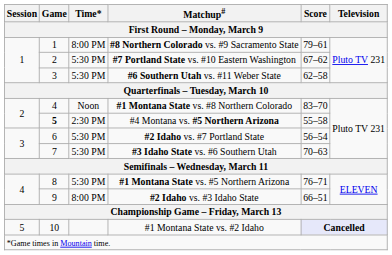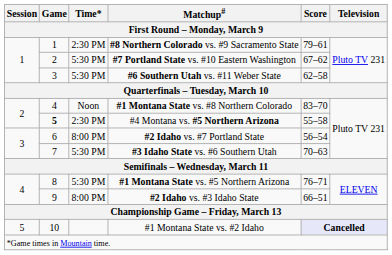(88, 45) 8:00 PM -> (88, 45) 2:30 PM
(88, 136) 5:30 PM -> (88, 136) 8:00 PM
